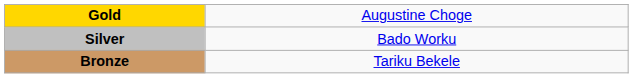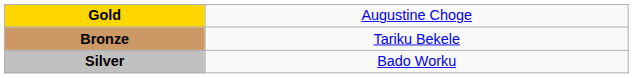rows swapped: (105, 38) <-> (105, 61)
